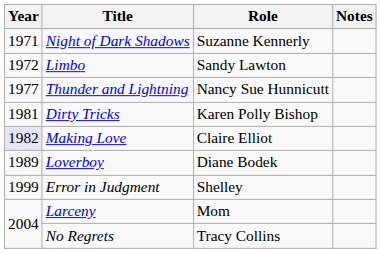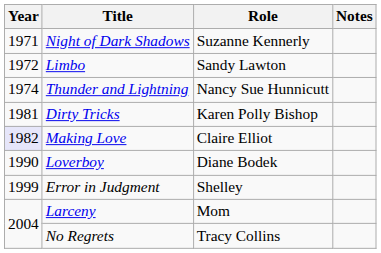(23, 89) 1977 -> (23, 89) 1974
(23, 162) 1989 -> (23, 162) 1990
